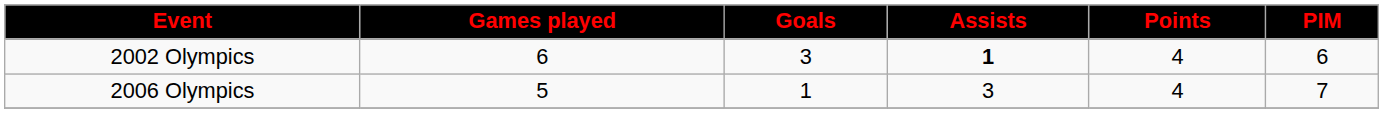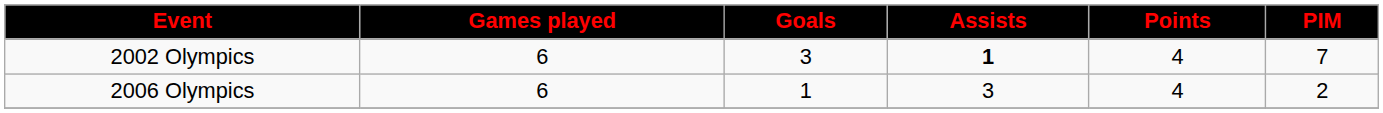(1322, 56) 6 -> (1322, 56) 7
(542, 90) 5 -> (542, 90) 6
(1322, 90) 7 -> (1322, 90) 2
